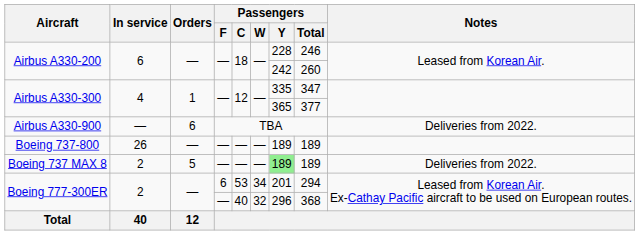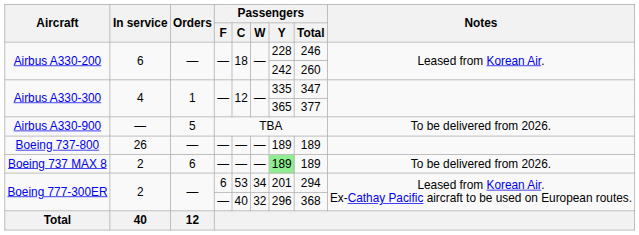(192, 126) 6 -> (192, 126) 5
(481, 126) Deliveries from 2022. -> (481, 126) To be delivered from 2026.
(192, 164) 5 -> (192, 164) 6
(481, 164) Deliveries from 2022. -> (481, 164) To be delivered from 2026.
